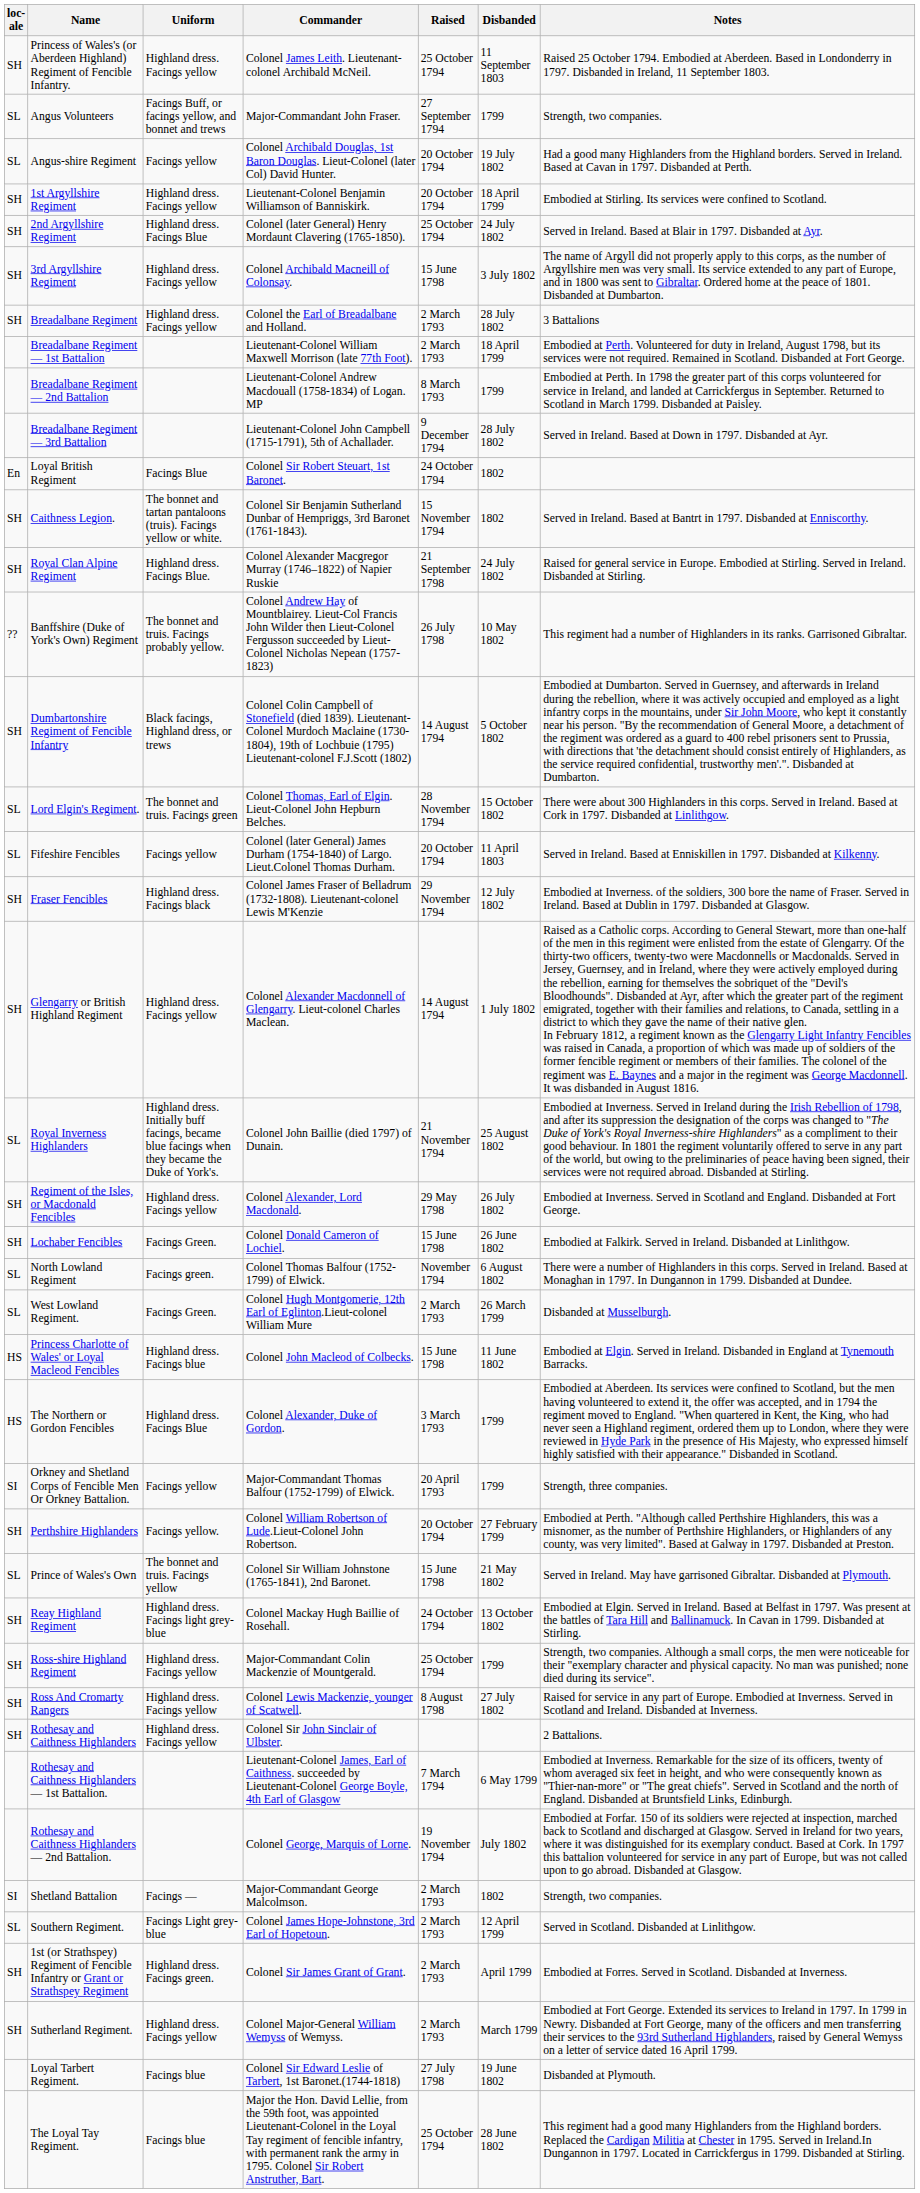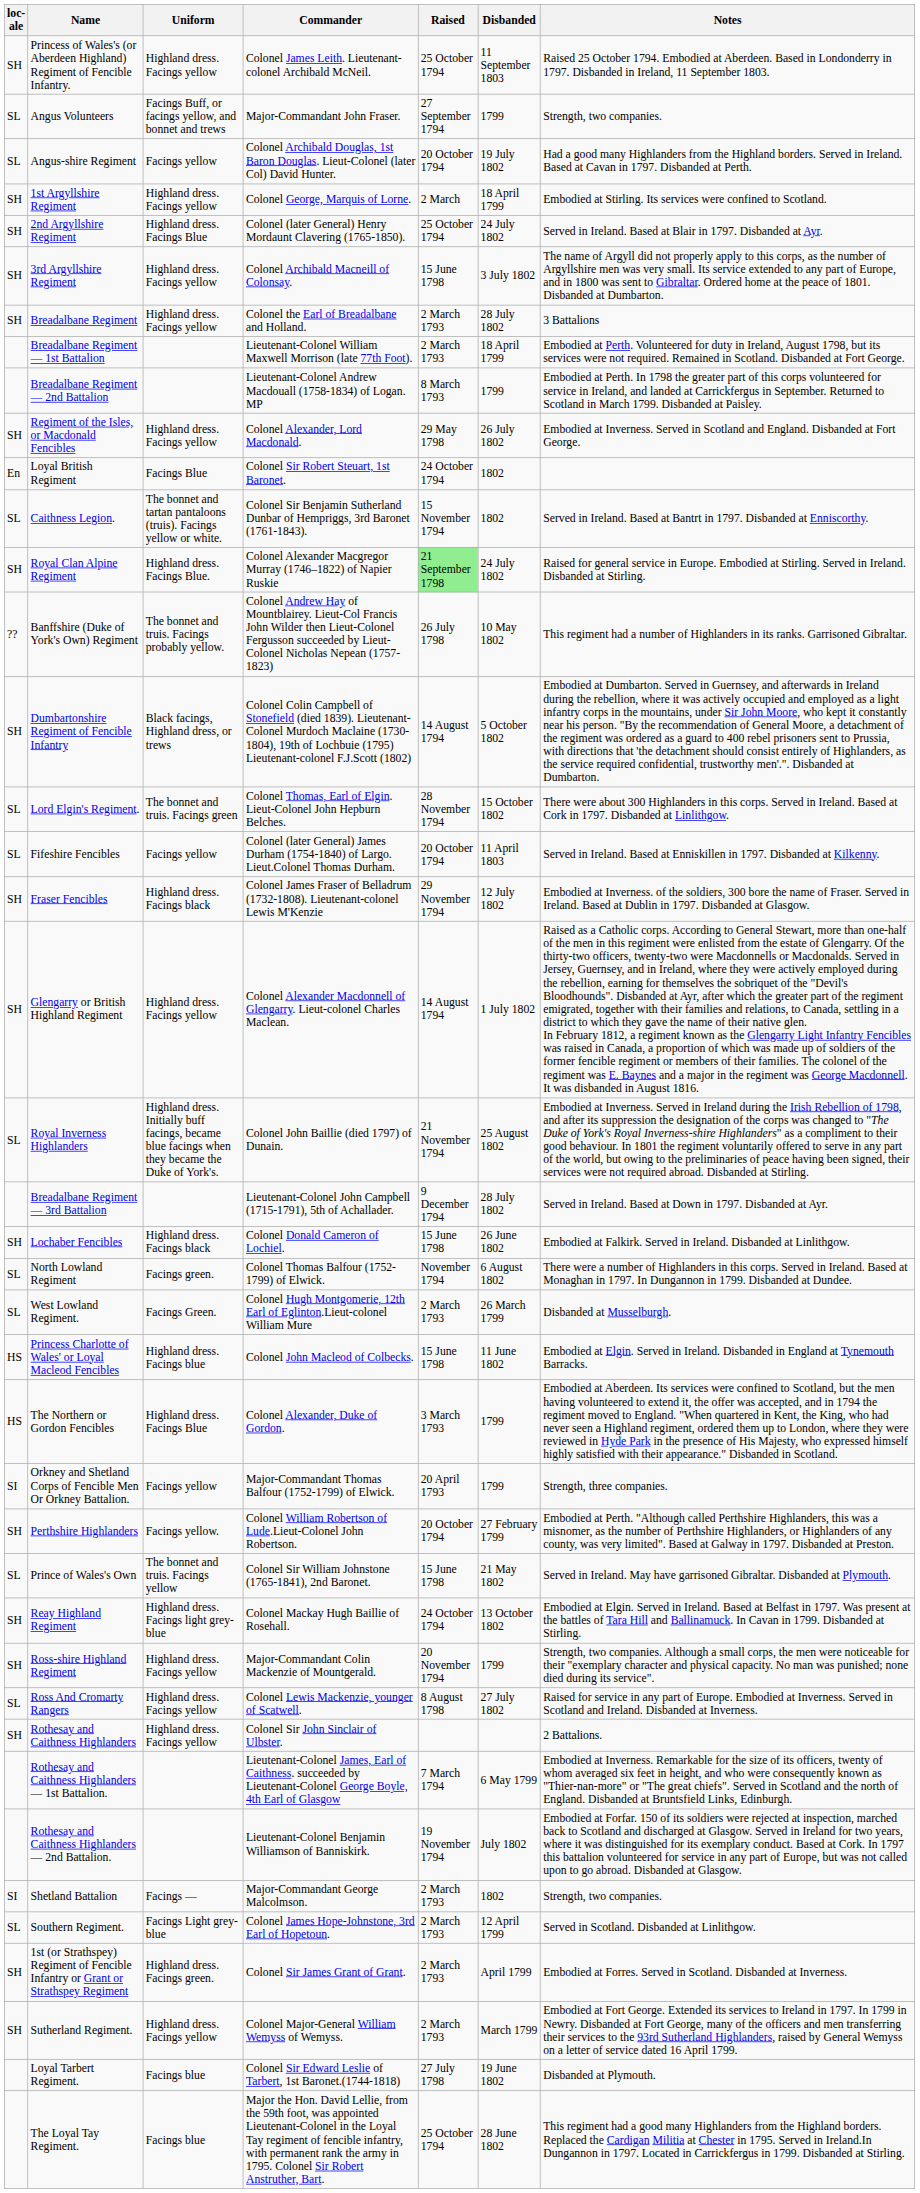(316, 199) Lieutenant-Colonel Benjamin Williamson of Banniskirk. -> (329, 199) Colonel George, Marquis of Lorne.
(447, 199) 20 October 1794 -> (440, 199) 2 March
rows swapped: (84, 435) <-> (82, 1204)
(15, 518) SH -> (14, 518) SL
(446, 569) no background -> (446, 569) lightgreen background
(181, 1242) Facings Green. -> (182, 1242) Highland dress. Facings black
(447, 1665) 25 October 1794 -> (445, 1665) 20 November 1794
(15, 1703) SH -> (14, 1703) SL
(329, 1844) Colonel George, Marquis of Lorne. -> (316, 1844) Lieutenant-Colonel Benjamin Williamson of Banniskirk.
